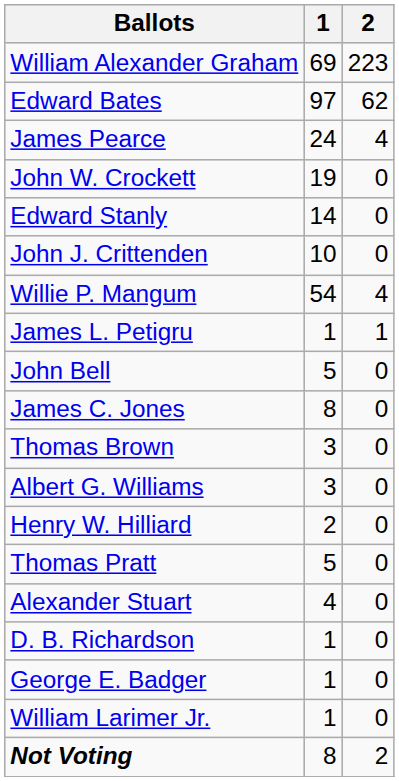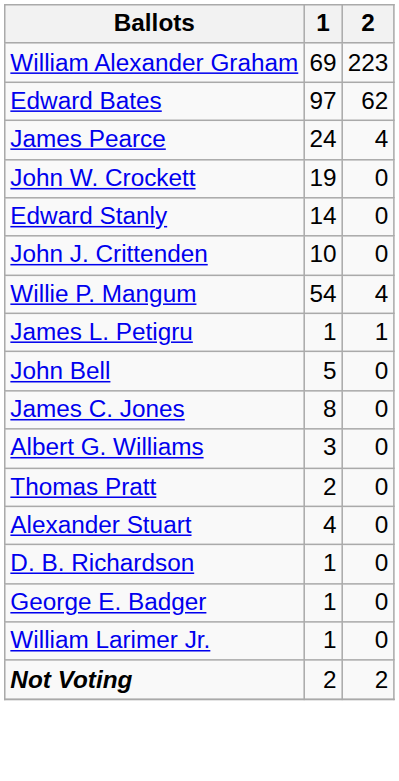- row: (92, 448)
- row: (101, 525)
(330, 563) 5 -> (330, 486) 2
(330, 756) 8 -> (330, 679) 2
